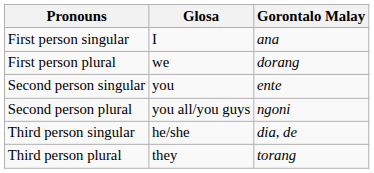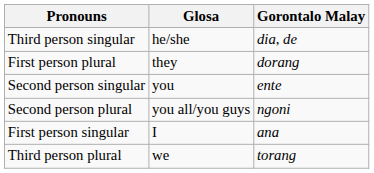rows swapped: (68, 39) <-> (71, 132)
(161, 62) we -> (165, 62) they
(165, 156) they -> (161, 156) we
